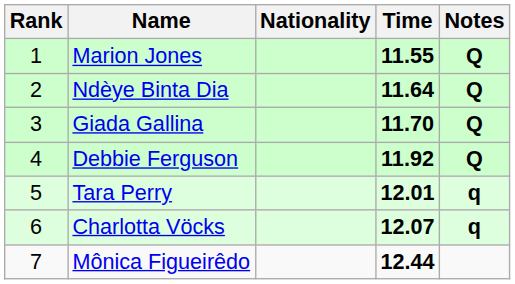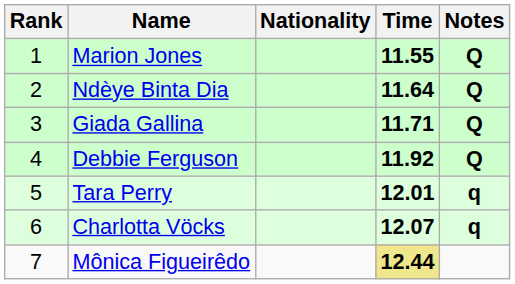(407, 124) 11.70 -> (407, 124) 11.71
(407, 261) no background -> (407, 261) khaki background
